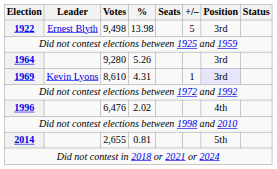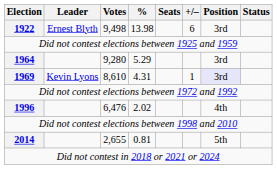(192, 28) 5 -> (192, 28) 6
(142, 60) 5.26 -> (142, 60) 5.29
